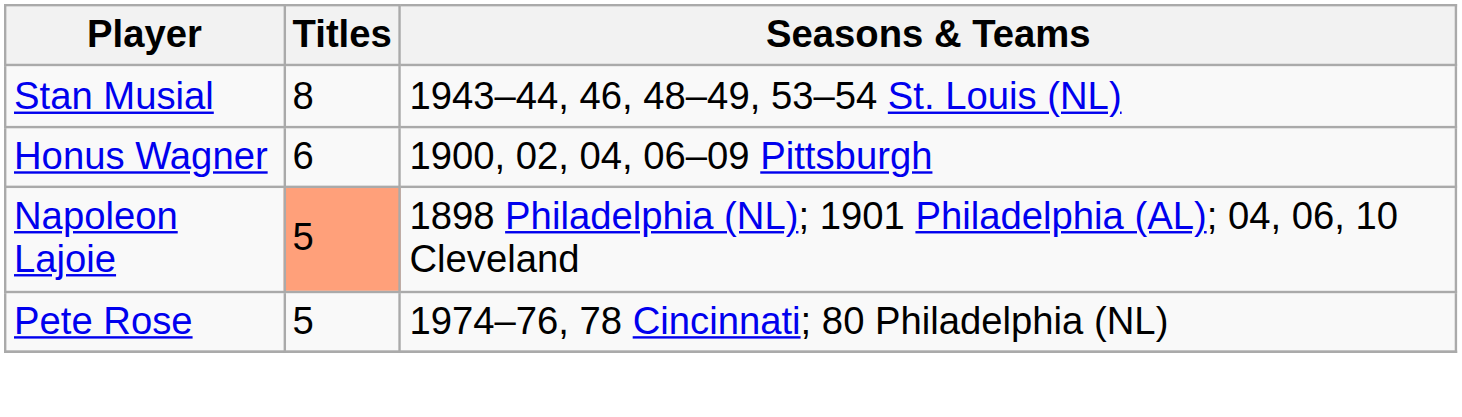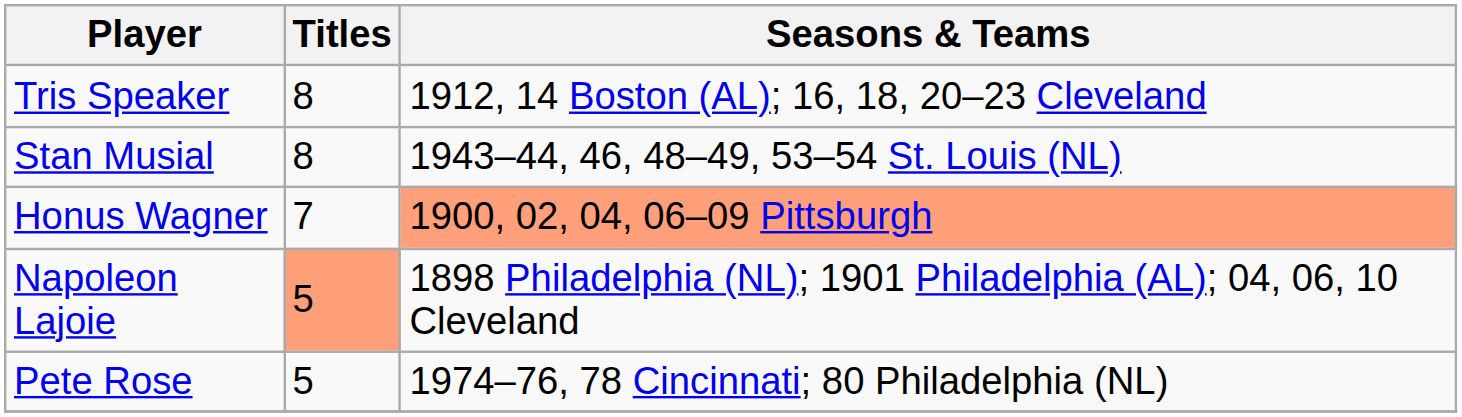+ row: (122, 95)
(303, 156) 6 -> (303, 216) 7
(671, 156) no background -> (671, 216) lightsalmon background
